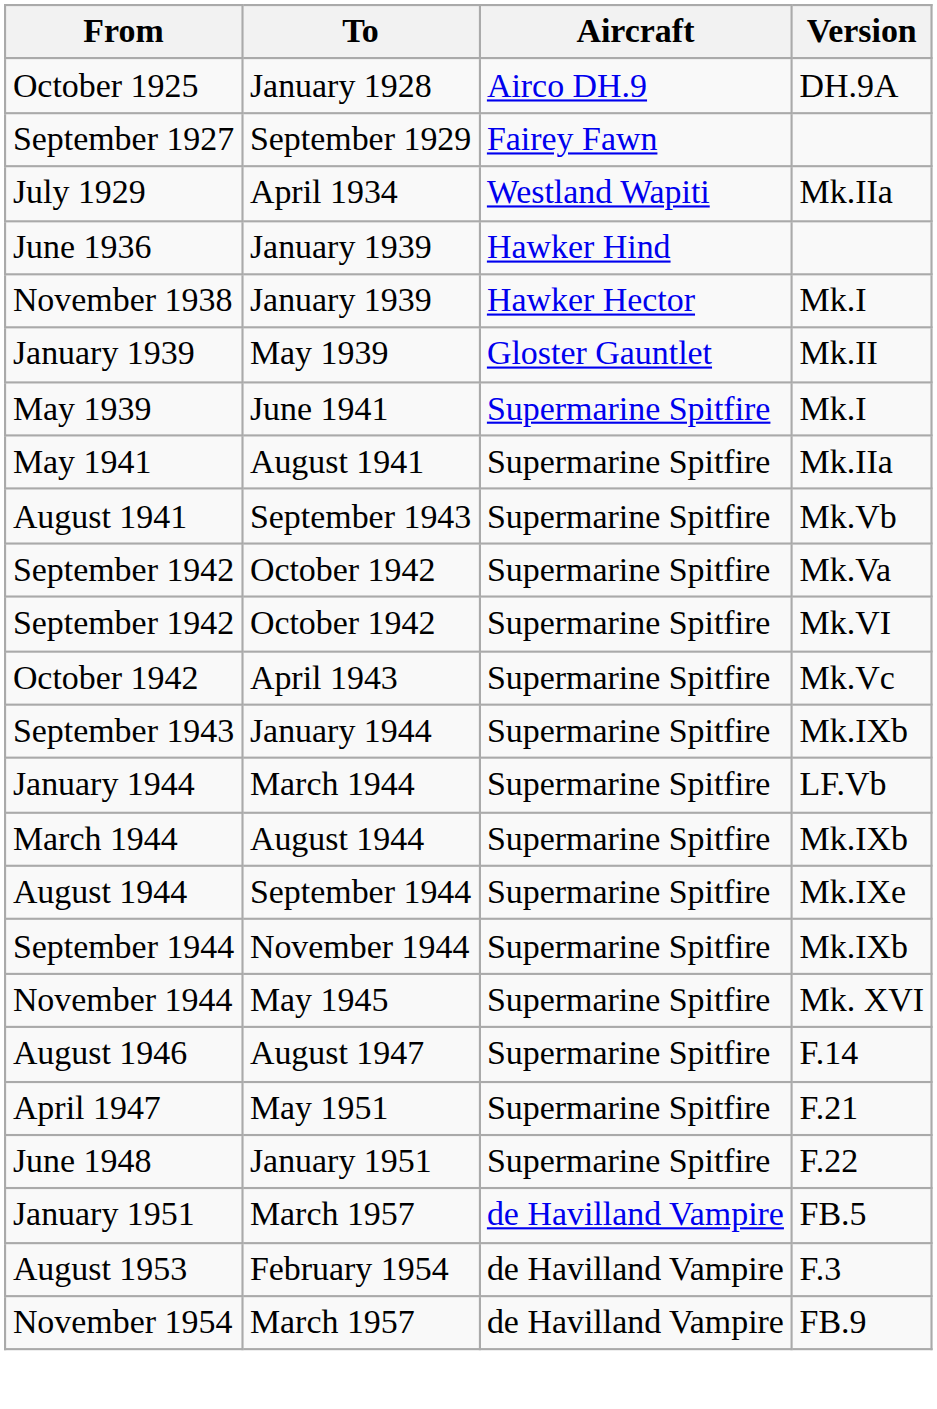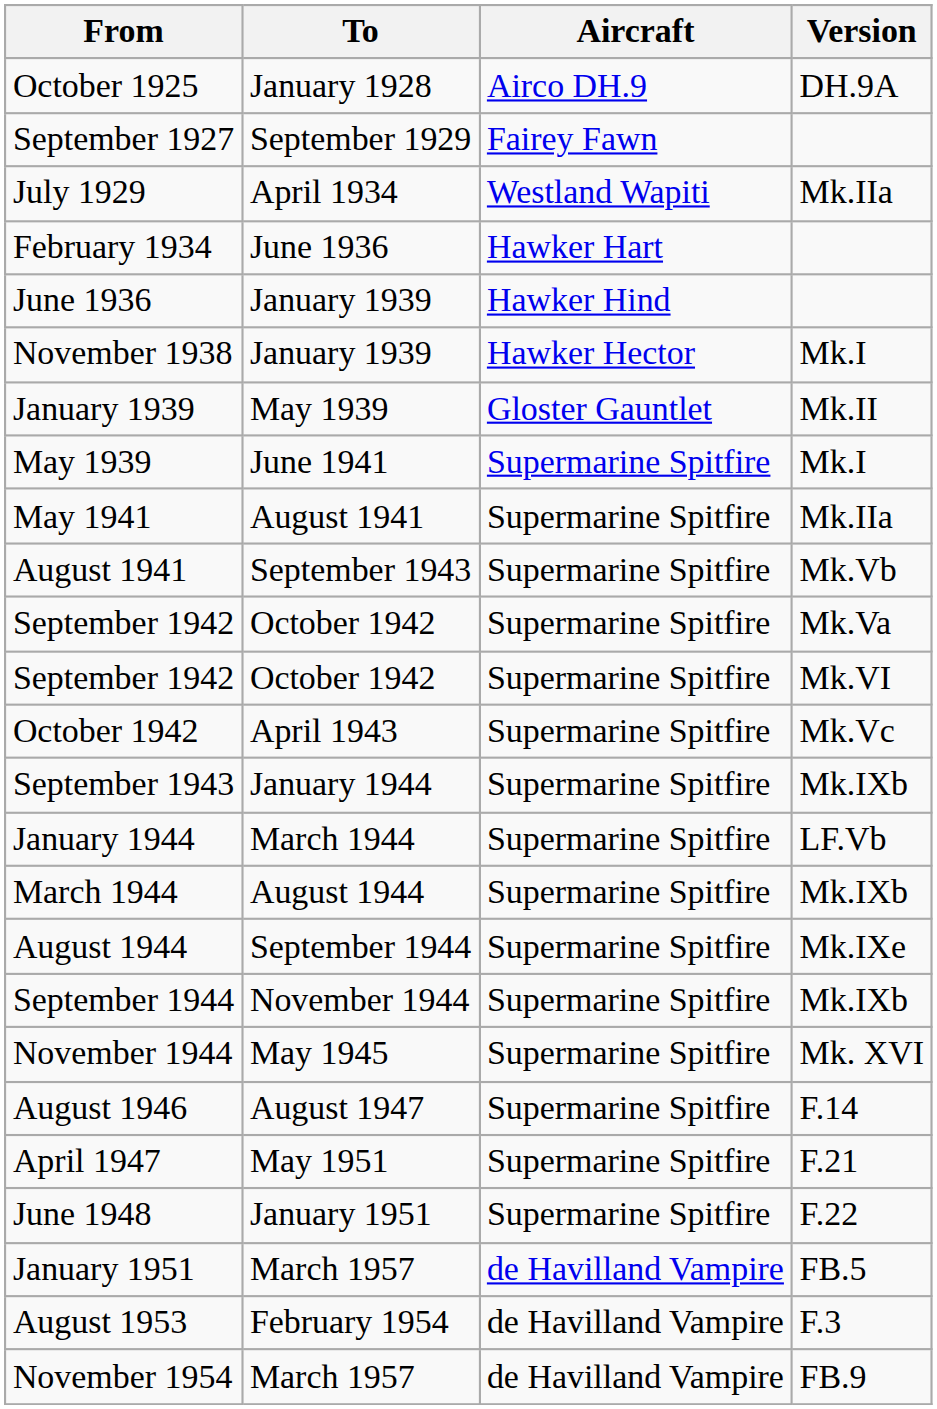+ row: (112, 246)
